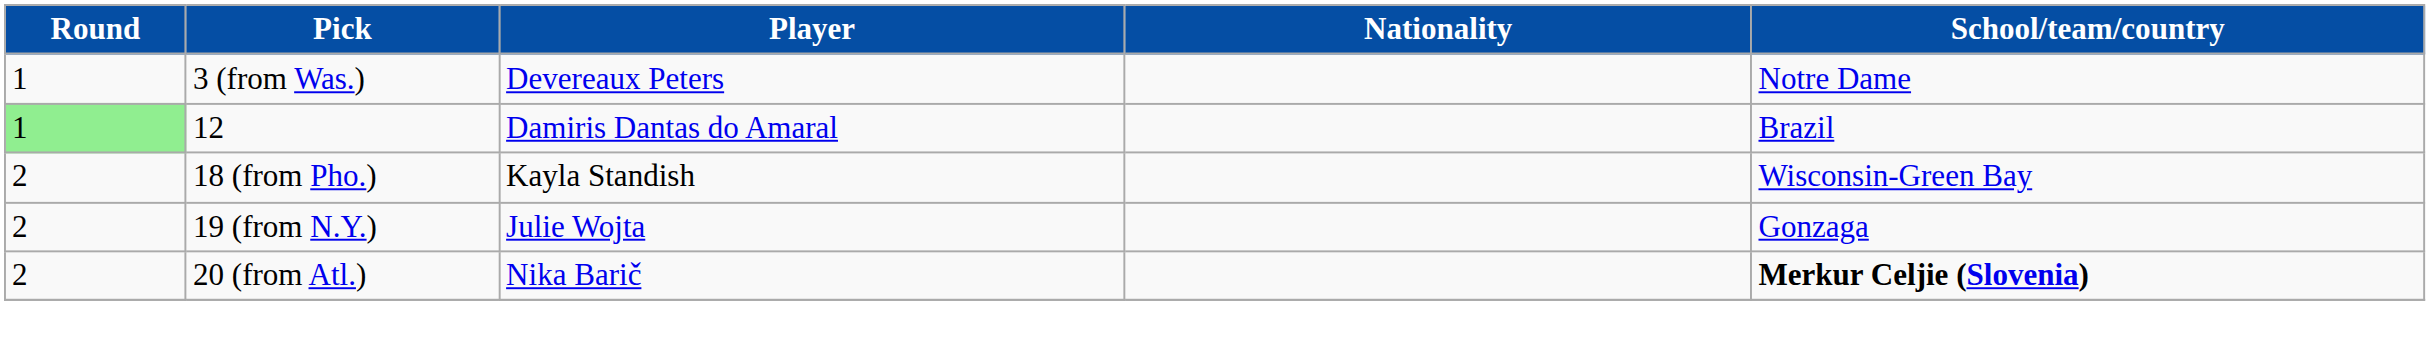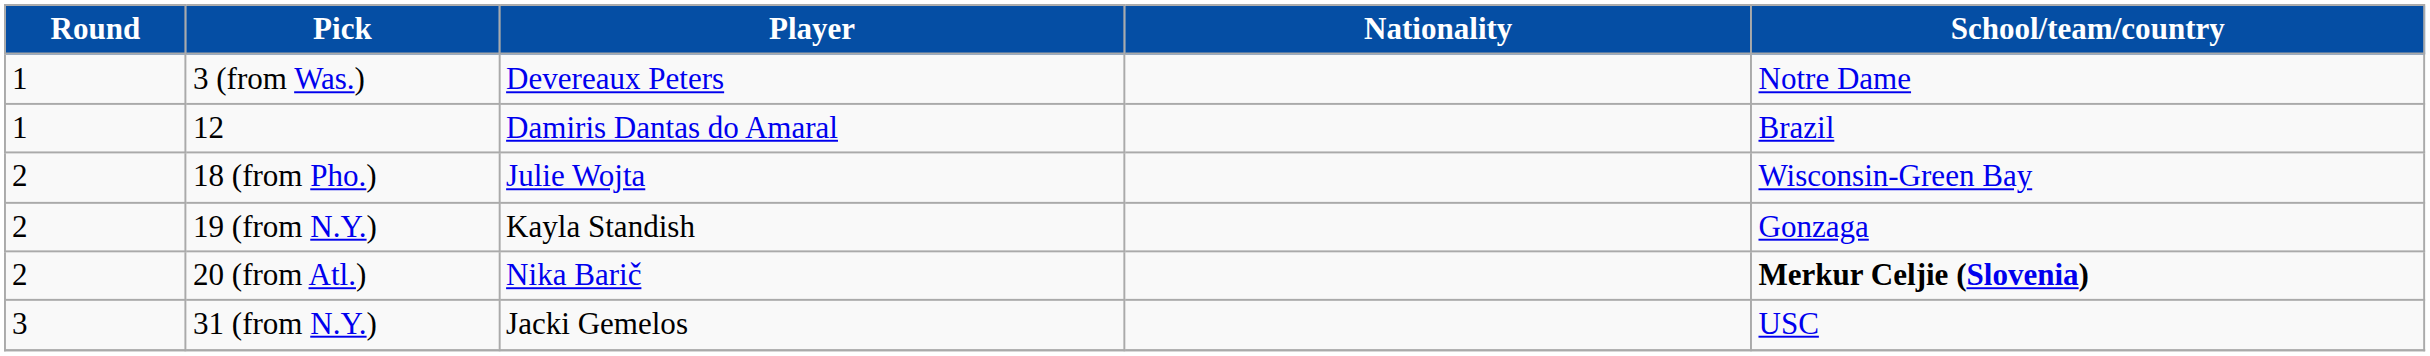(20, 127) lightgreen background -> (20, 127) no background
(601, 176) Kayla Standish -> (576, 176) Julie Wojta
(576, 226) Julie Wojta -> (601, 226) Kayla Standish
+ row: (285, 324)
